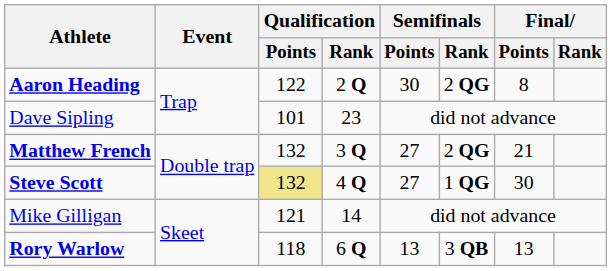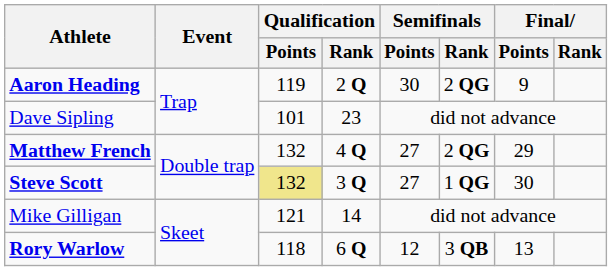(291, 85) 122 -> (291, 85) 119
(524, 85) 8 -> (524, 85) 9
(351, 150) 3 Q -> (351, 150) 4 Q
(524, 150) 21 -> (524, 150) 29
(351, 183) 4 Q -> (351, 183) 3 Q
(409, 248) 13 -> (409, 248) 12
